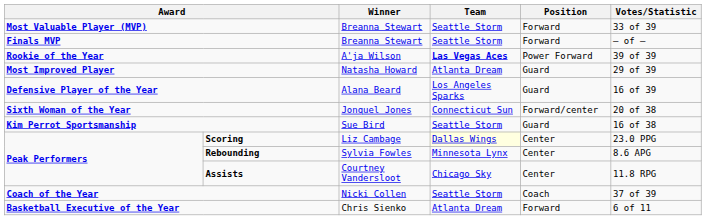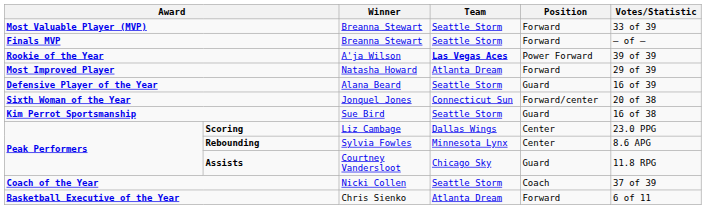(536, 70) Guard -> (541, 70) Forward
(462, 90) Los Angeles Sparks -> (467, 85) Seattle Storm
(464, 139) lightyellow background -> (464, 129) no background
(539, 173) Center -> (536, 163) Guard
